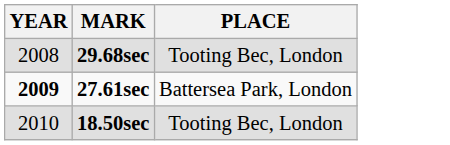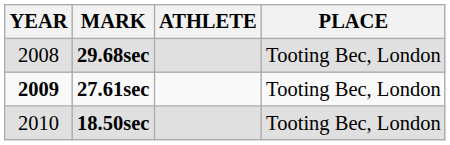+ column: (208, 21)
(255, 89) Battersea Park, London -> (353, 89) Tooting Bec, London
